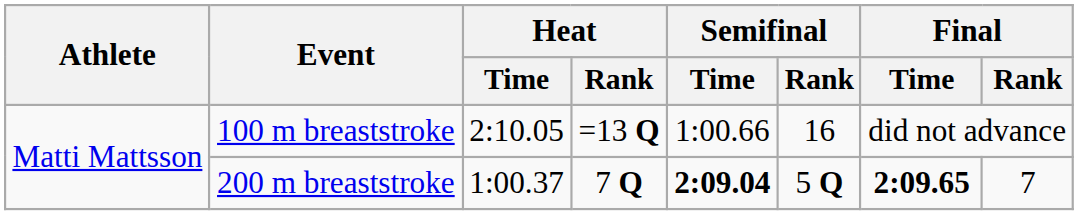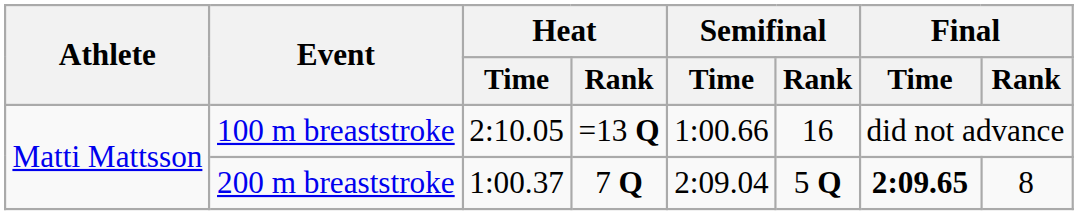(722, 182) bold -> (721, 182) normal
(1028, 182) 7 -> (1026, 182) 8
